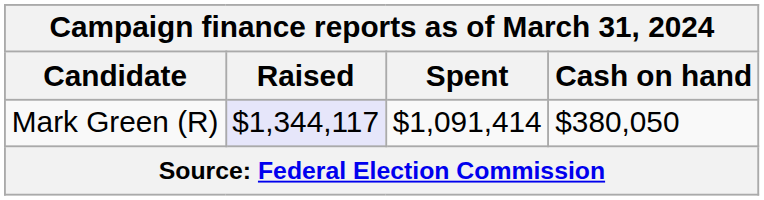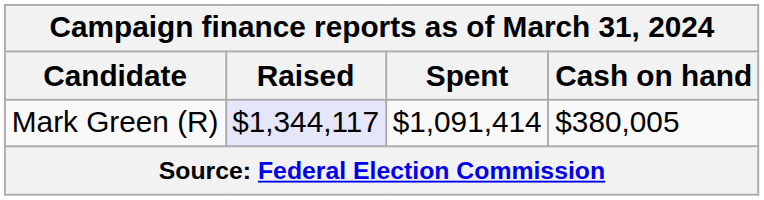(617, 122) $380,050 -> (617, 122) $380,005
